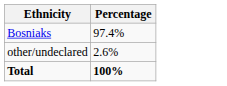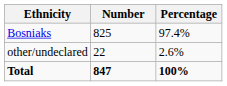+ column: (123, 14)
